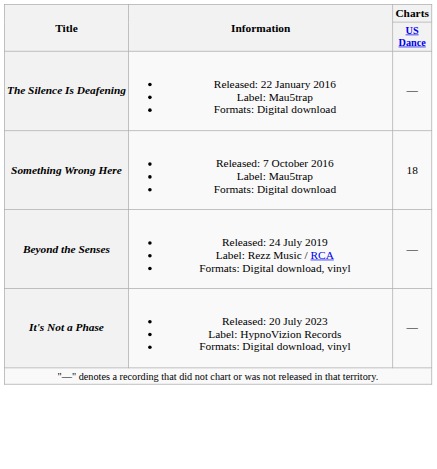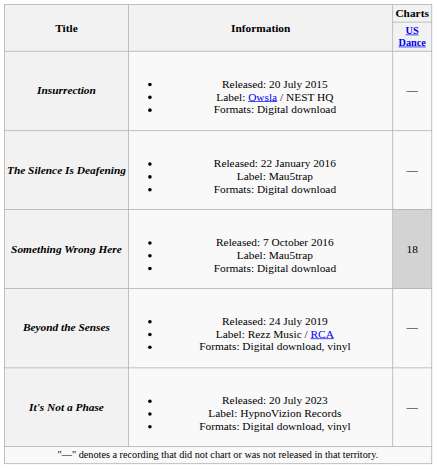+ row: (66, 90)
(412, 170) no background -> (412, 249) lightgrey background
